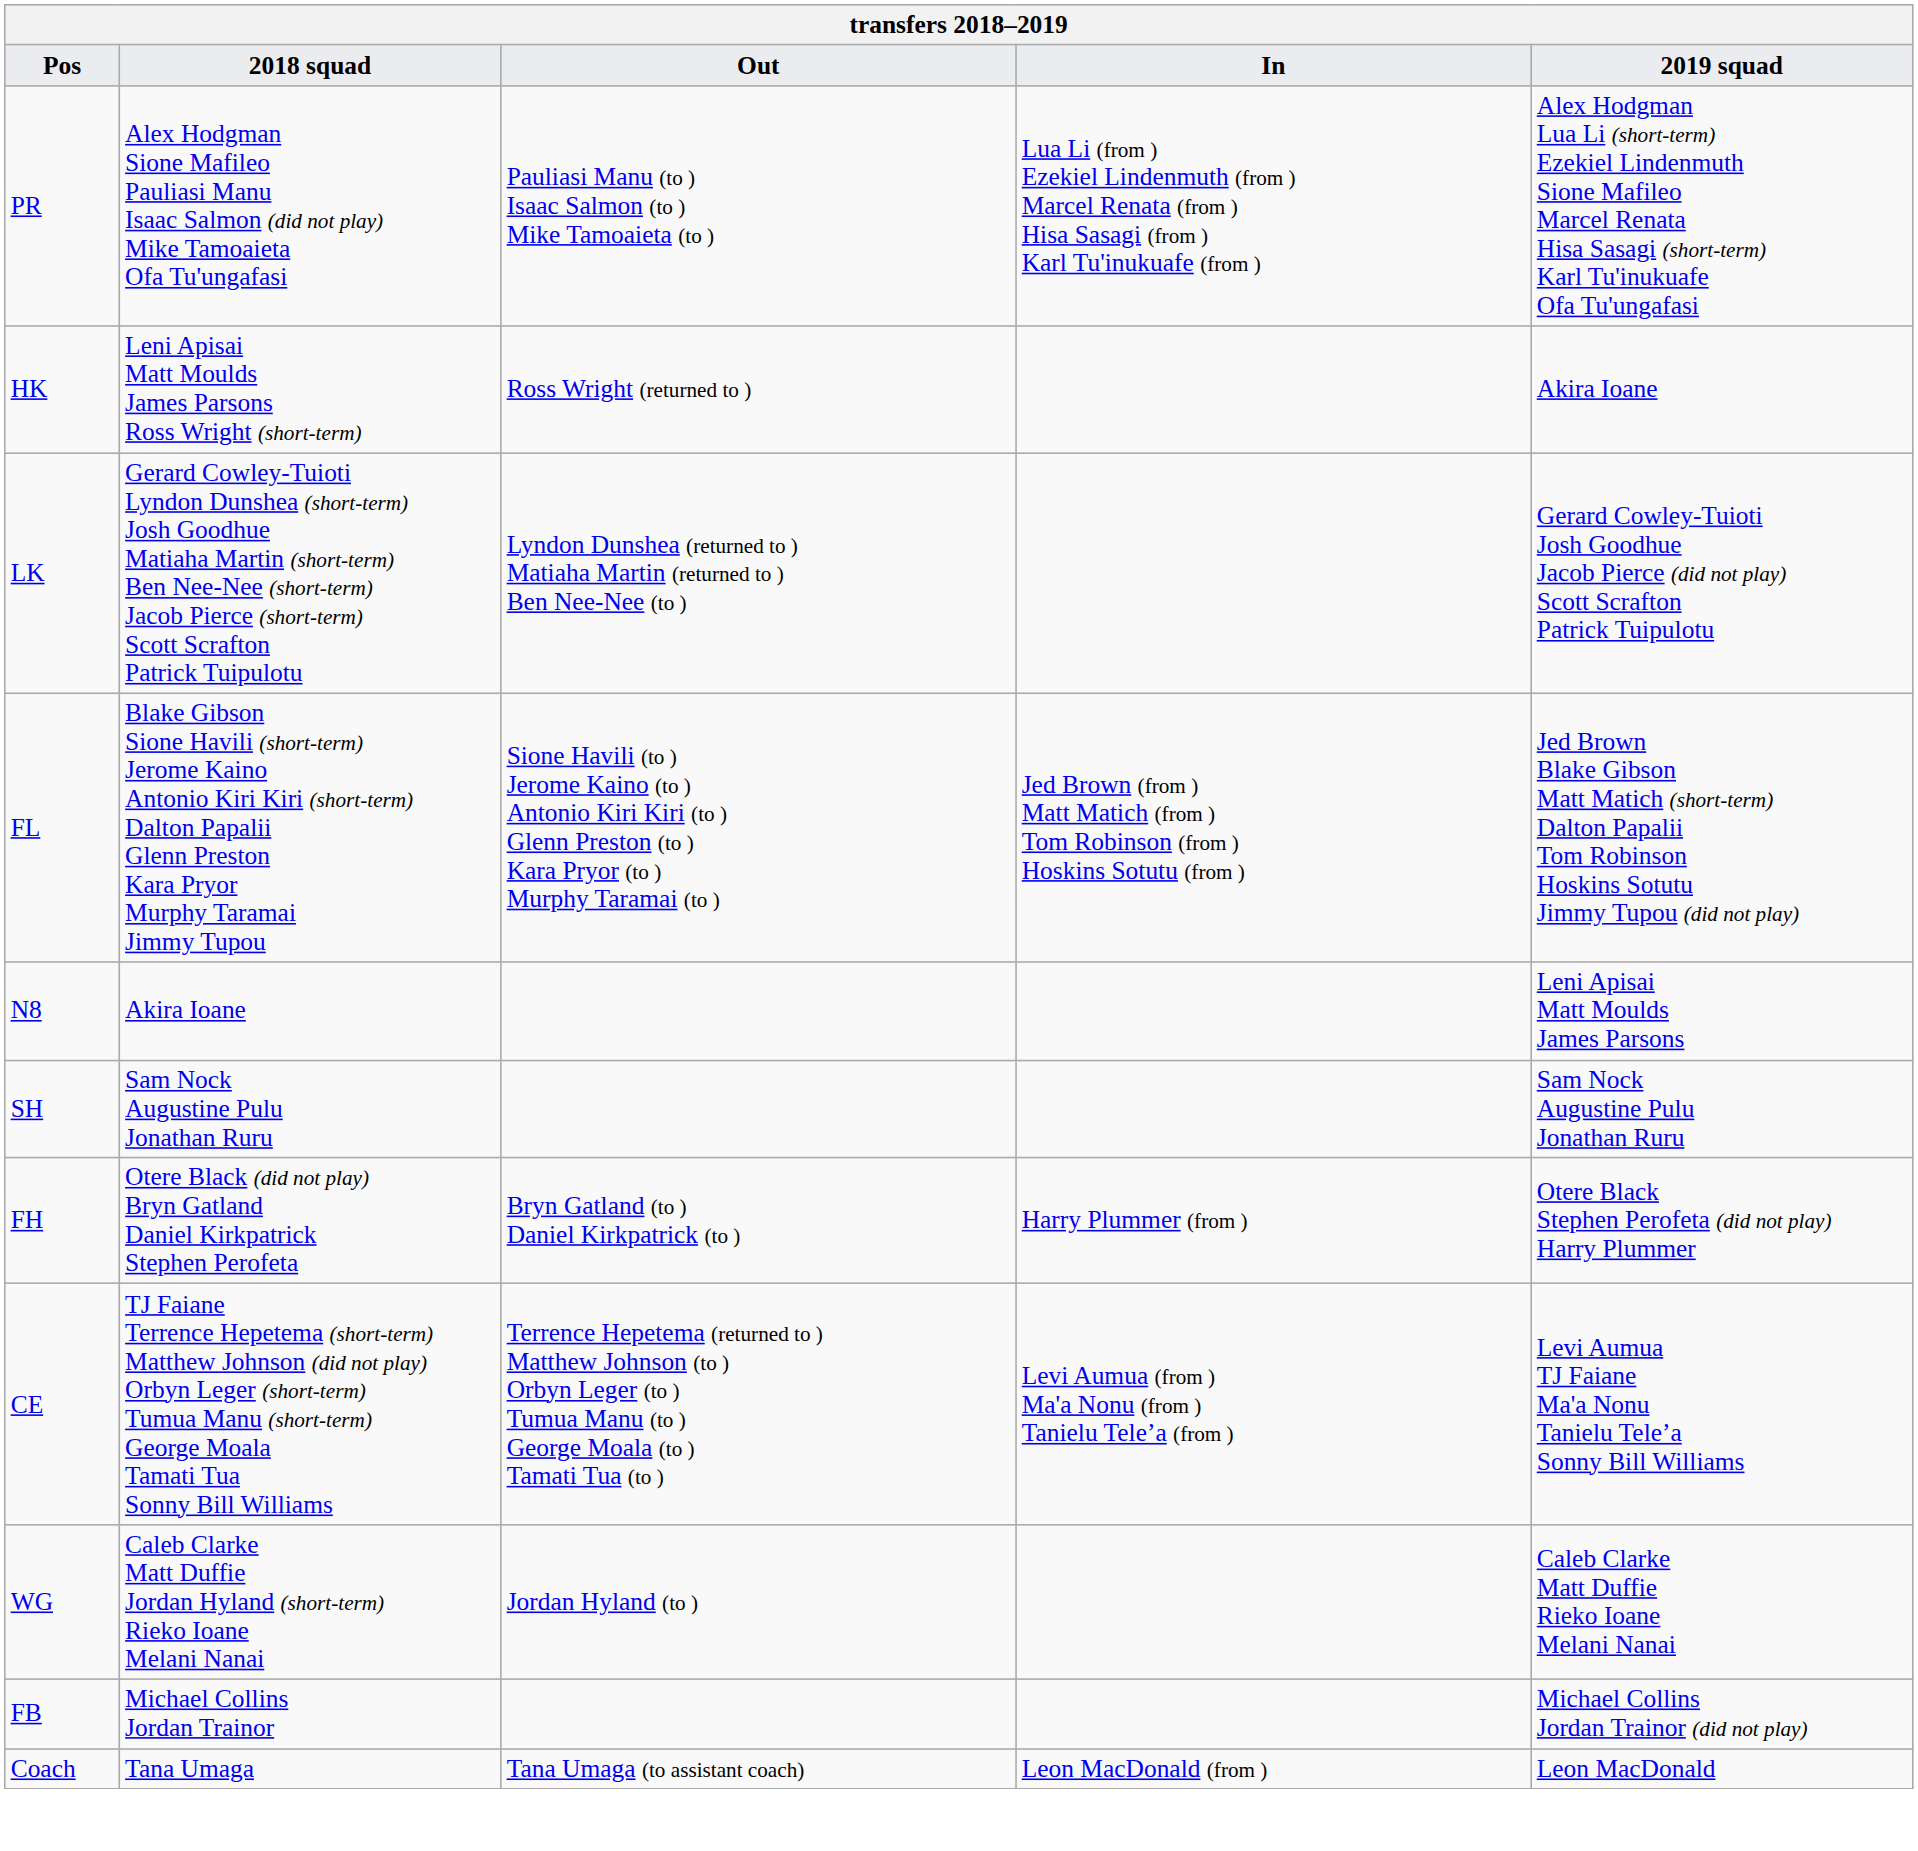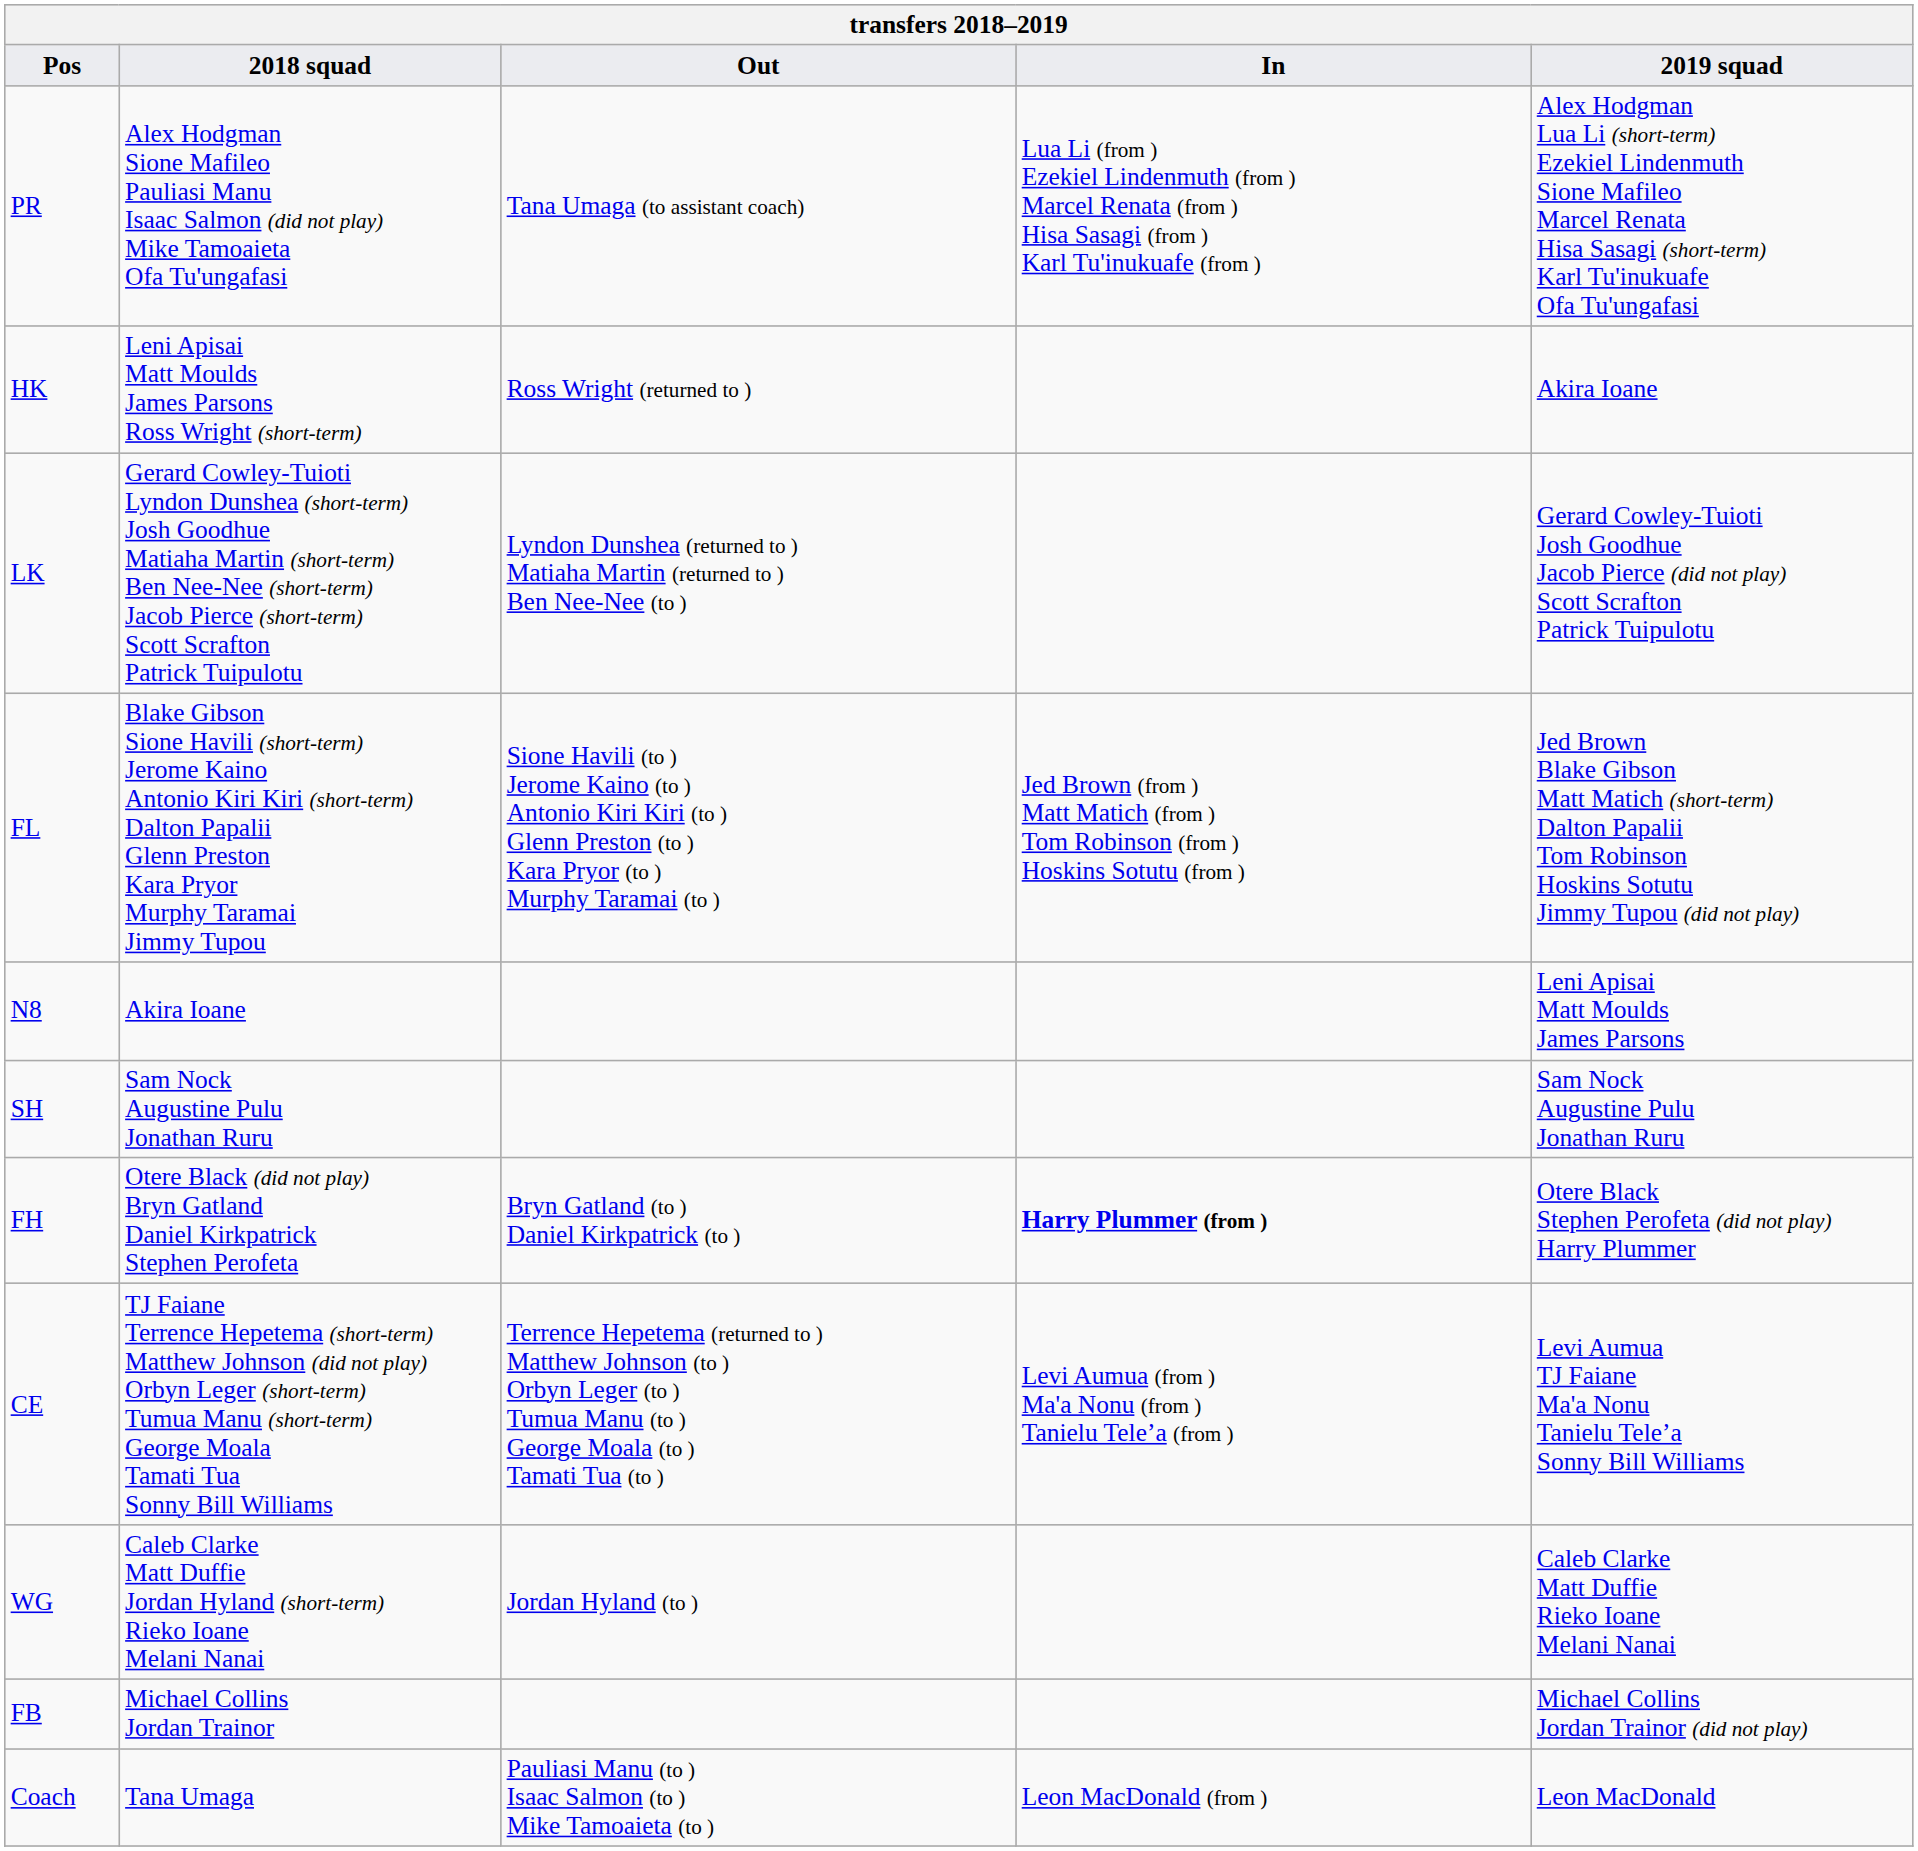(610, 205) Pauliasi Manu (to ) Isaac Salmon (to ) Mike Tamoaieta (to ) -> (655, 205) Tana Umaga (to assistant coach)
(1135, 1220) normal -> (1144, 1220) bold
(655, 1768) Tana Umaga (to assistant coach) -> (610, 1796) Pauliasi Manu (to ) Isaac Salmon (to ) Mike Tamoaieta (to )
